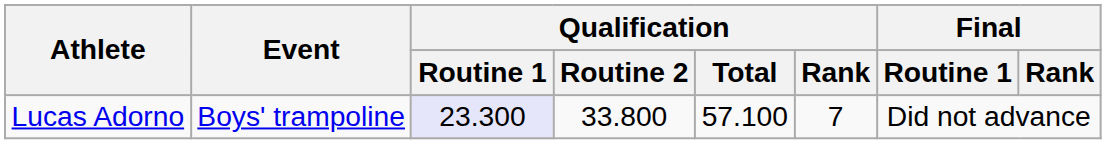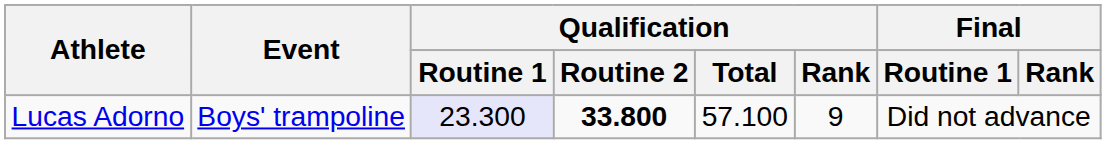(624, 117) normal -> (624, 117) bold
(836, 117) 7 -> (836, 117) 9
